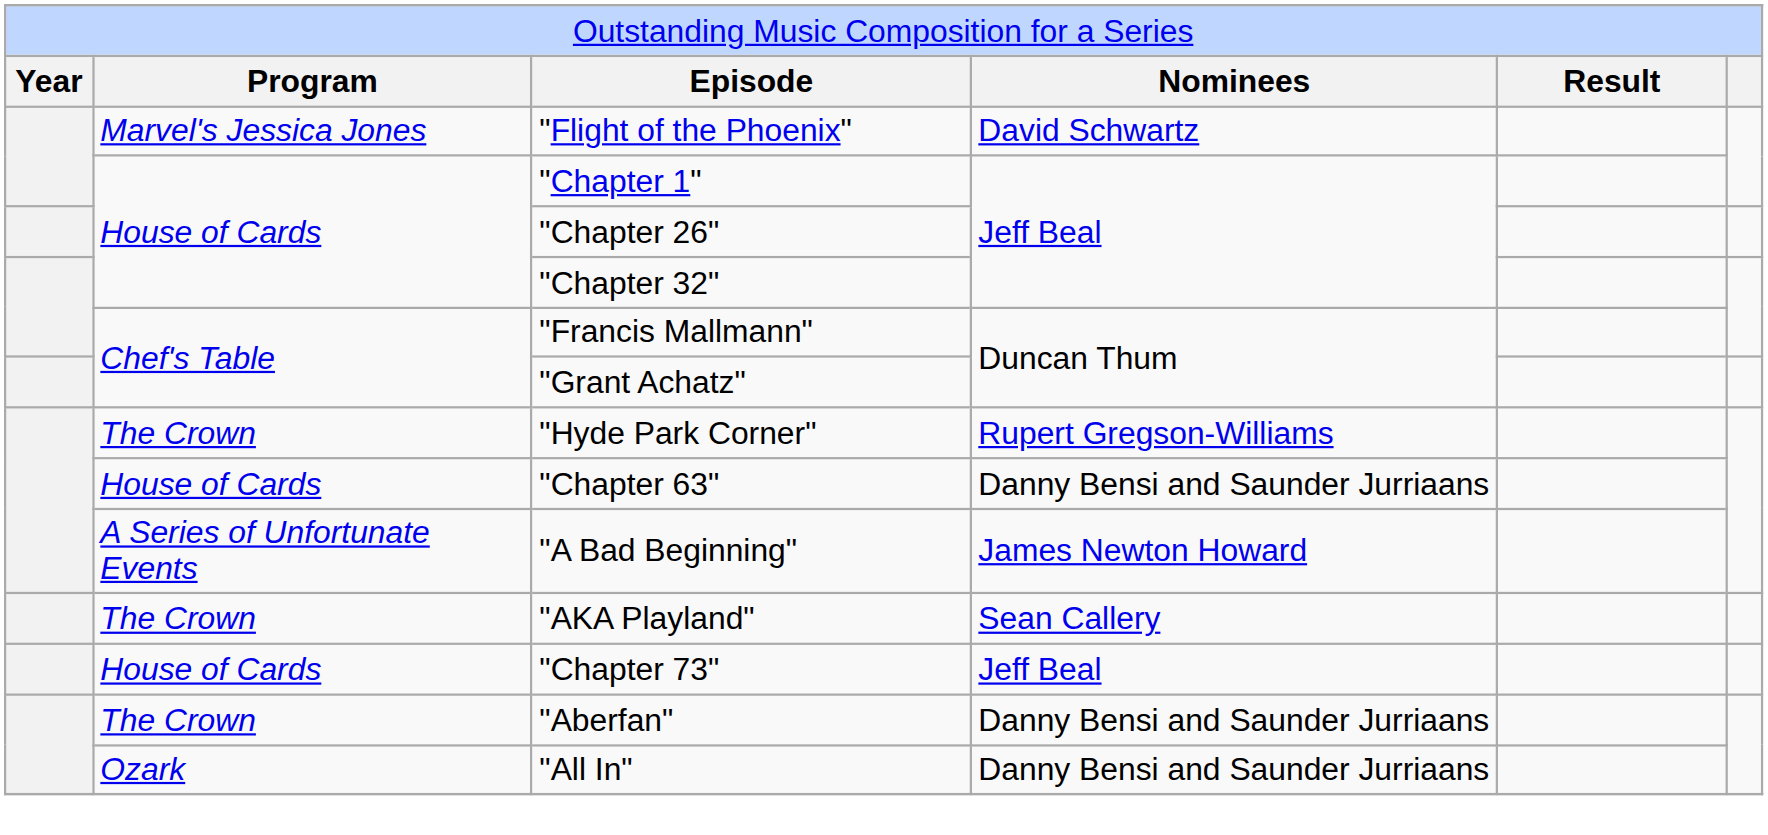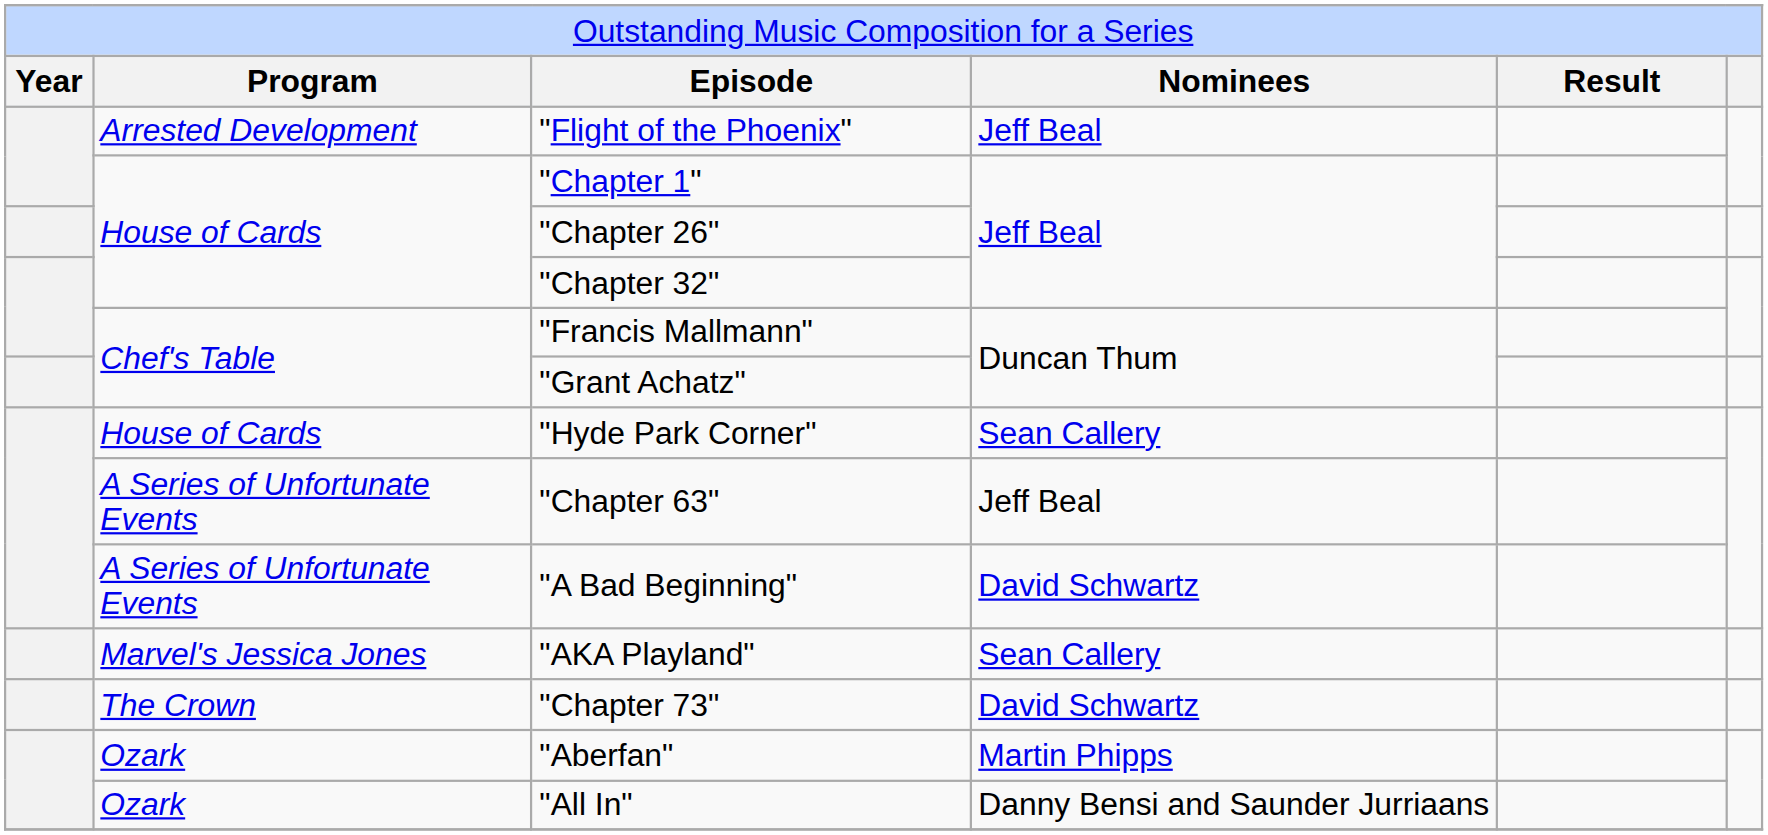(263, 131) Marvel's Jessica Jones -> (259, 131) Arrested Development
(1089, 131) David Schwartz -> (1040, 131) Jeff Beal
(178, 433) The Crown -> (211, 433) House of Cards
(1156, 433) Rupert Gregson-Williams -> (1069, 433) Sean Callery
(211, 483) House of Cards -> (265, 501) A Series of Unfortunate Events
(1234, 483) Danny Bensi and Saunder Jurriaans -> (1040, 501) Jeff Beal
(1143, 551) James Newton Howard -> (1089, 586) David Schwartz
(178, 619) The Crown -> (263, 654) Marvel's Jessica Jones
(211, 669) House of Cards -> (178, 705) The Crown
(1040, 669) Jeff Beal -> (1089, 705) David Schwartz
(178, 720) The Crown -> (143, 755) Ozark
(1234, 720) Danny Bensi and Saunder Jurriaans -> (1076, 755) Martin Phipps
